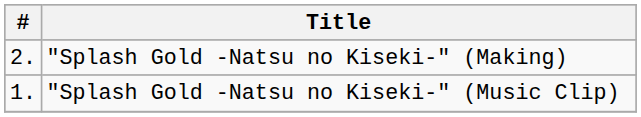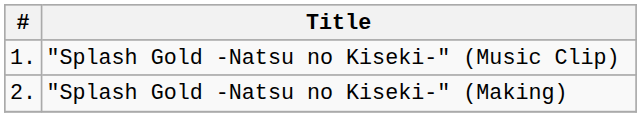rows swapped: (333, 93) <-> (307, 58)
